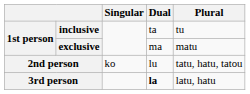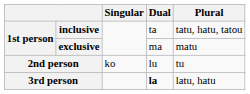(180, 30) tu -> (209, 30) tatu, hatu, tatou
(209, 64) tatu, hatu, tatou -> (180, 64) tu
